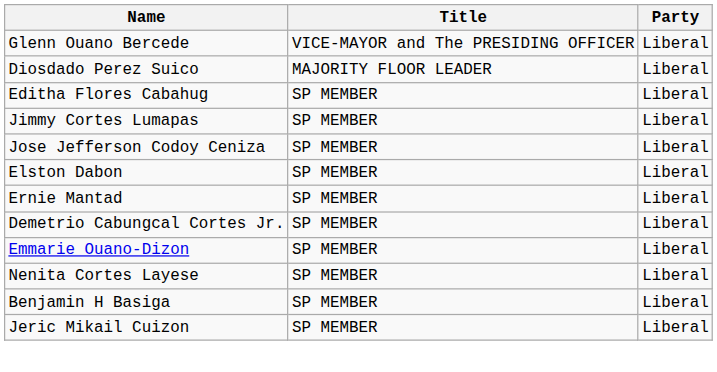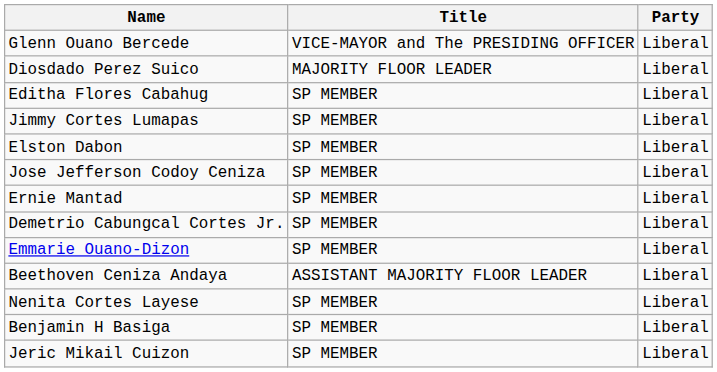rows swapped: (65, 173) <-> (137, 147)
+ row: (118, 276)
